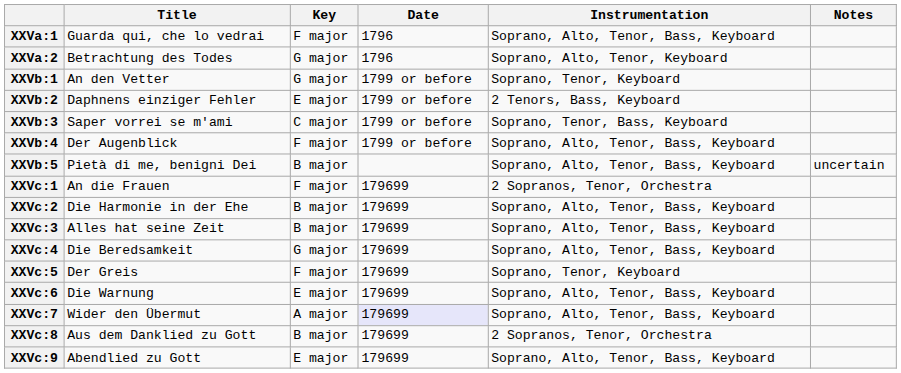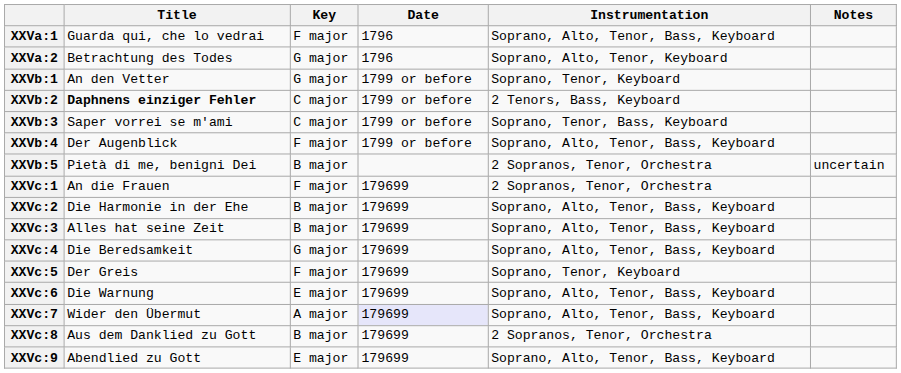(162, 101) normal -> (162, 101) bold
(321, 101) E major -> (321, 101) C major
(633, 165) Soprano, Alto, Tenor, Bass, Keyboard -> (601, 165) 2 Sopranos, Tenor, Orchestra
